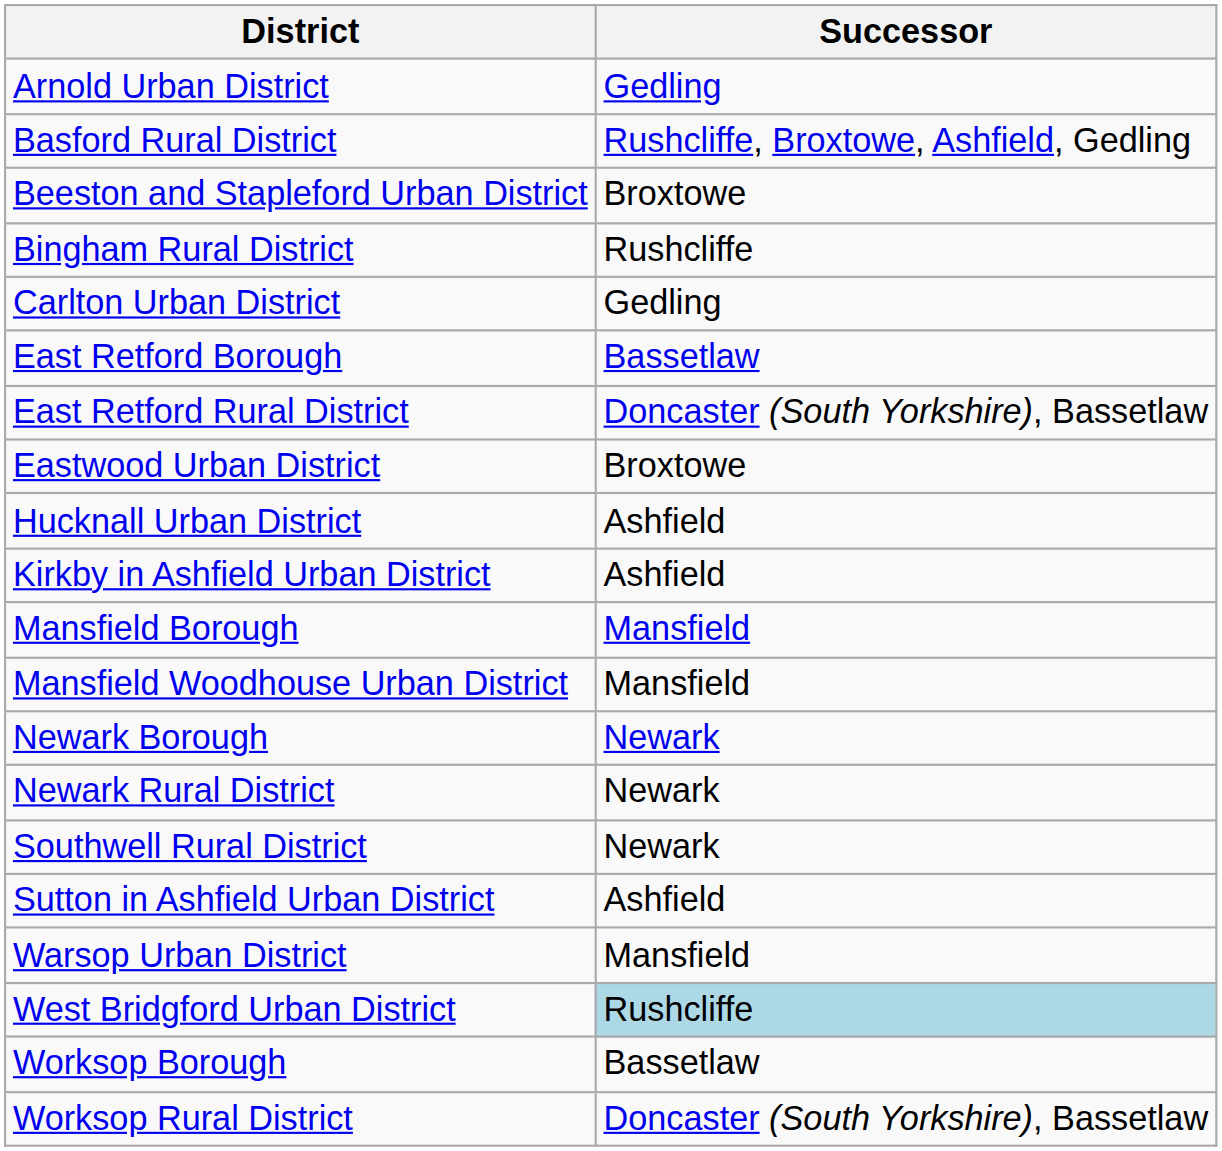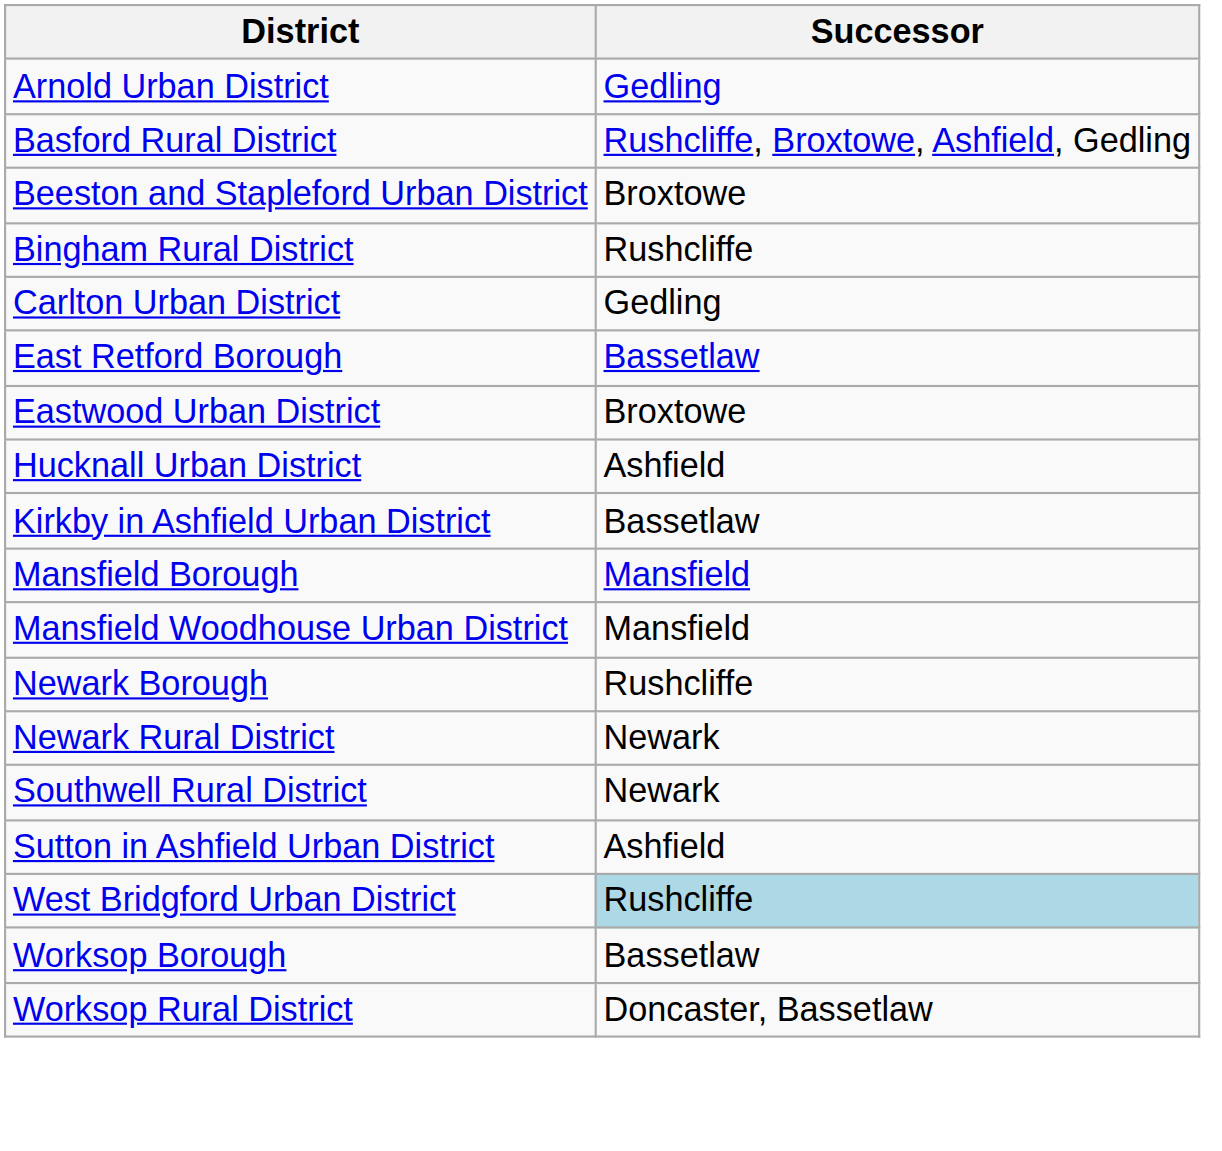- row: (211, 411)
(664, 574) Ashfield -> (682, 520) Bassetlaw
(662, 737) Newark -> (678, 683) Rushcliffe
- row: (180, 954)
(906, 1117) Doncaster (South Yorkshire), Bassetlaw -> (768, 1009) Doncaster, Bassetlaw
